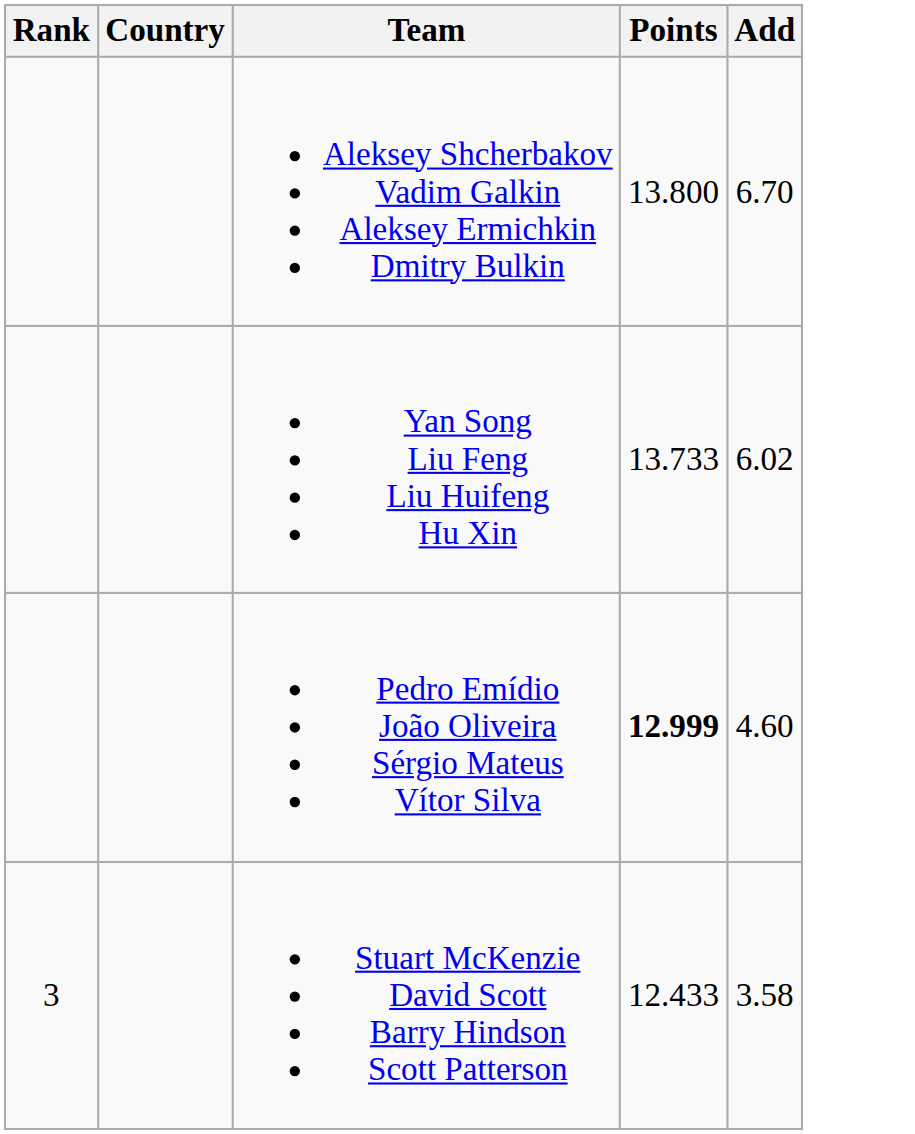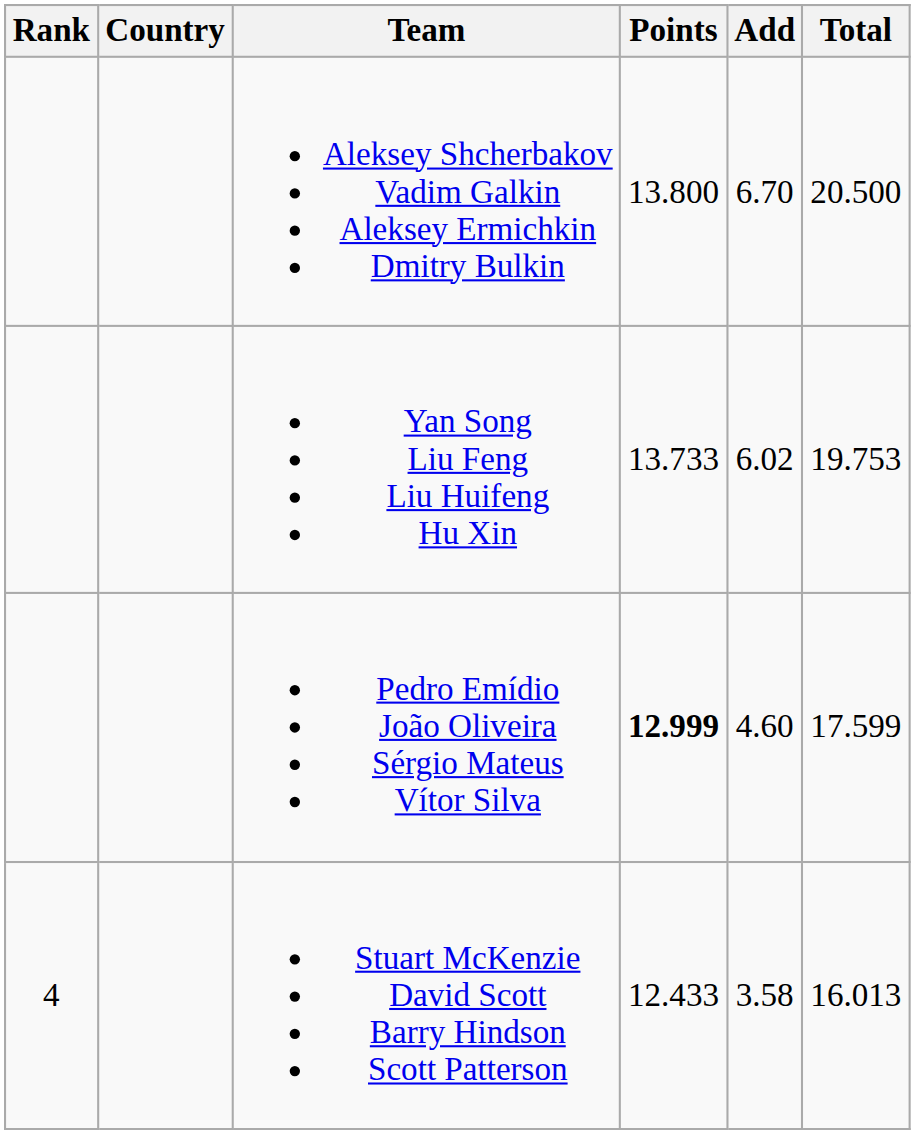+ column: (856, 30)
(51, 994) 3 -> (51, 994) 4
